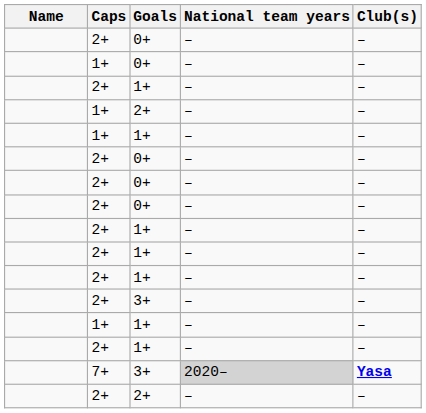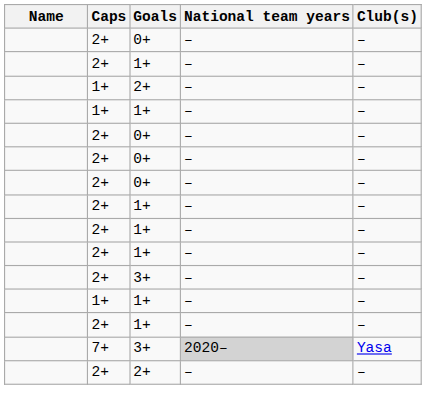- row: (100, 64)
(374, 372) bold -> (374, 349) normal
